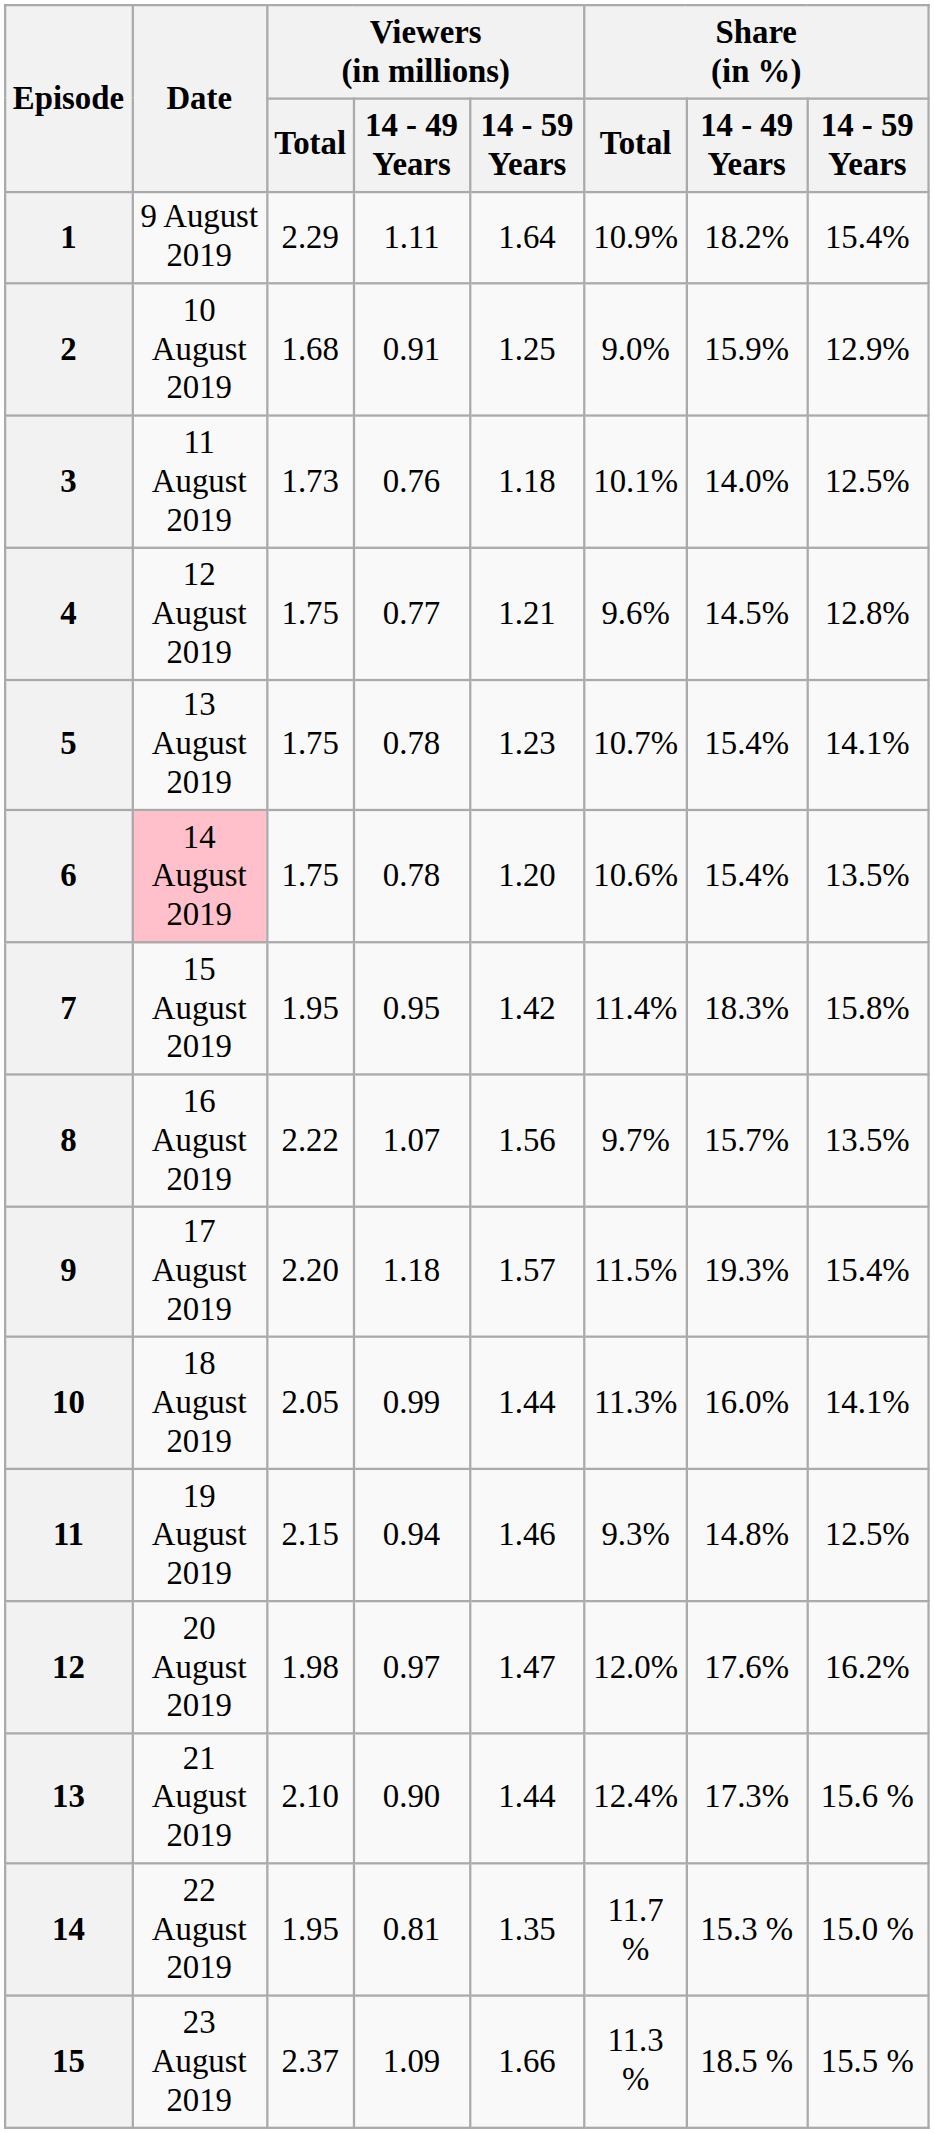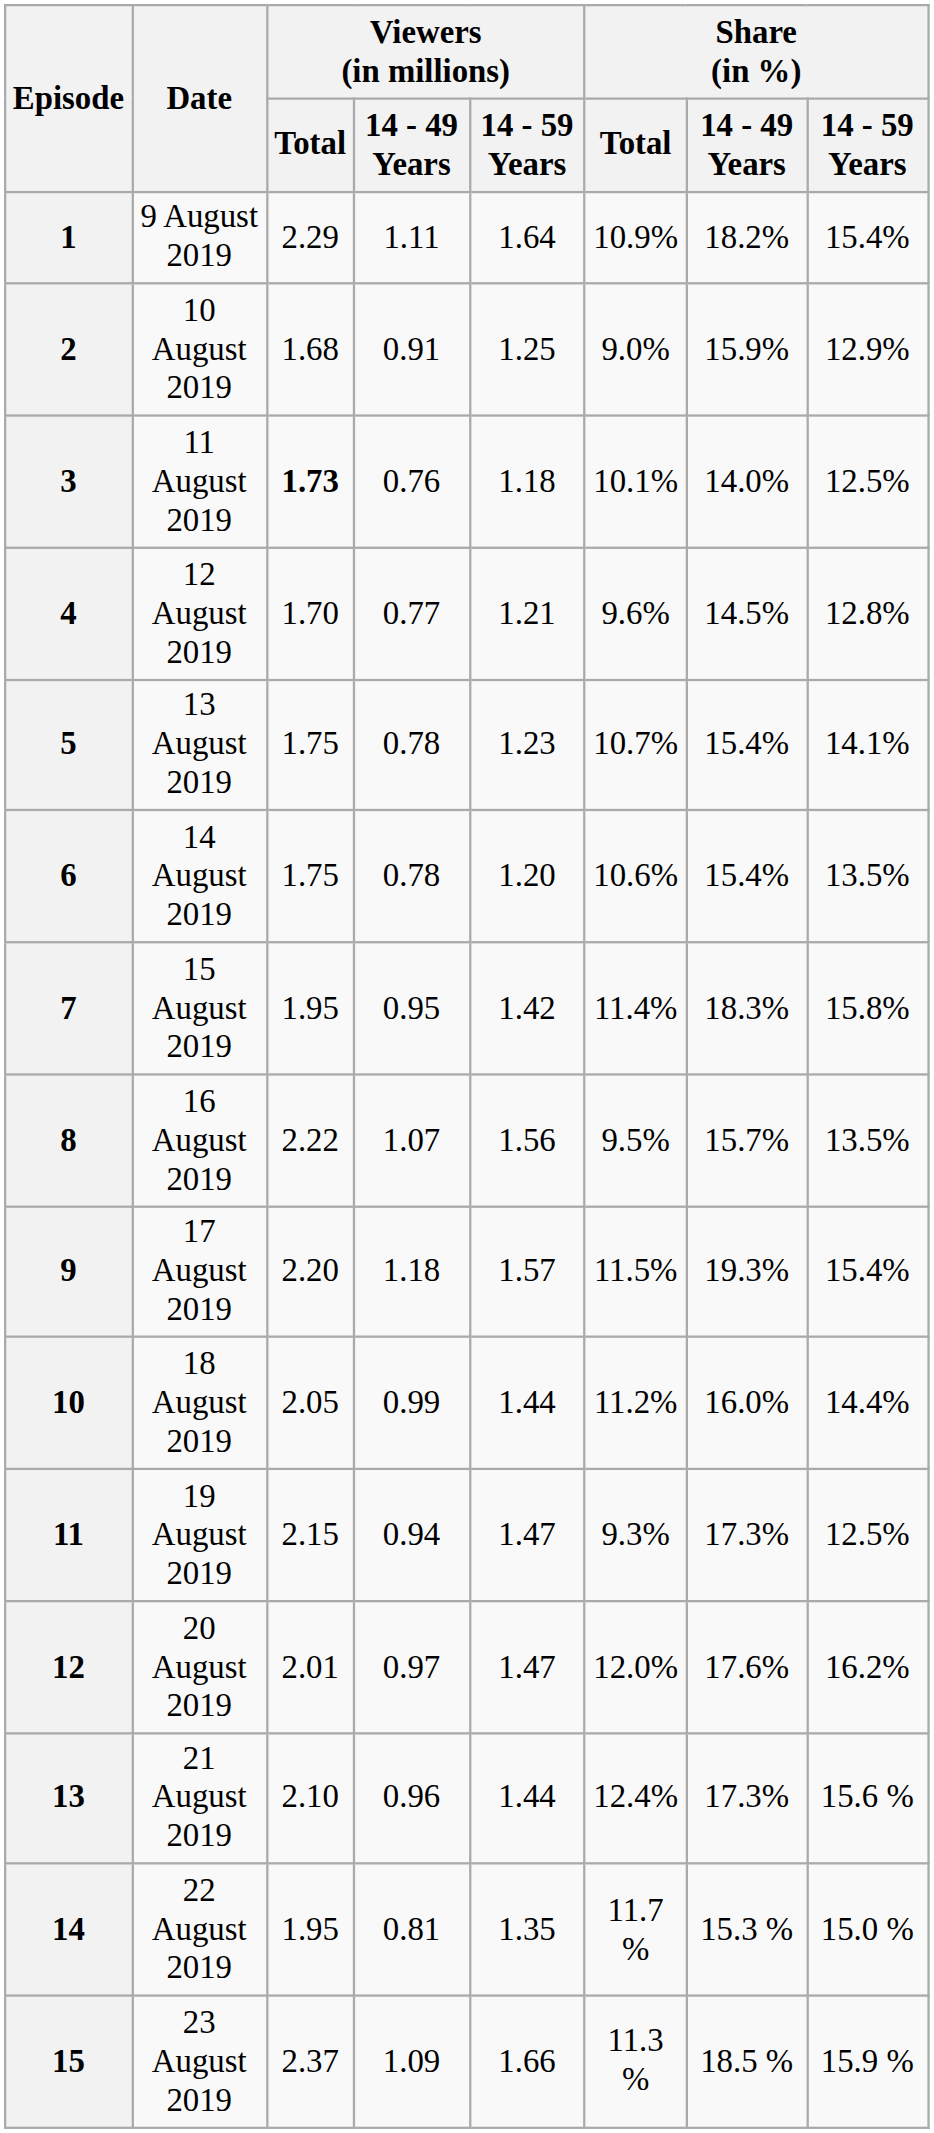(310, 481) normal -> (310, 481) bold
(310, 612) 1.75 -> (310, 612) 1.70
(199, 876) pink background -> (199, 876) no background
(636, 1139) 9.7% -> (636, 1139) 9.5%
(636, 1402) 11.3% -> (636, 1402) 11.2%
(867, 1402) 14.1% -> (867, 1402) 14.4%
(527, 1534) 1.46 -> (527, 1534) 1.47
(747, 1534) 14.8% -> (747, 1534) 17.3%
(310, 1666) 1.98 -> (310, 1666) 2.01
(412, 1797) 0.90 -> (412, 1797) 0.96
(867, 2061) 15.5 % -> (867, 2061) 15.9 %
